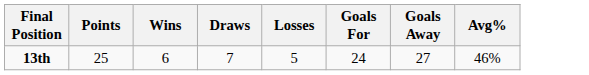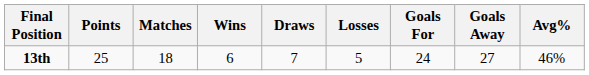+ column: (165, 25)
